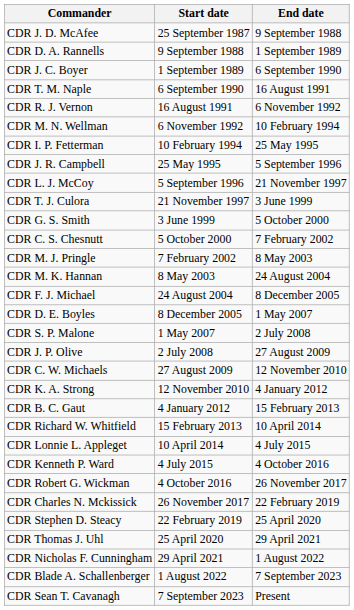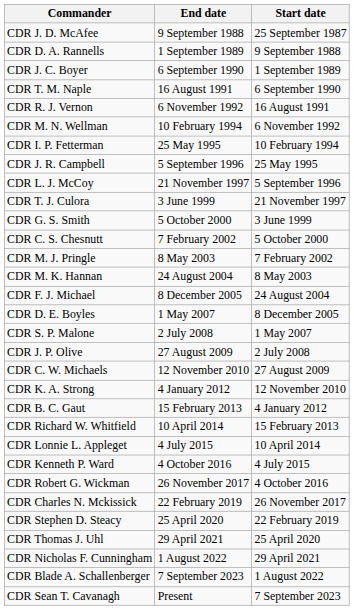columns swapped: (204, 13) <-> (301, 13)
